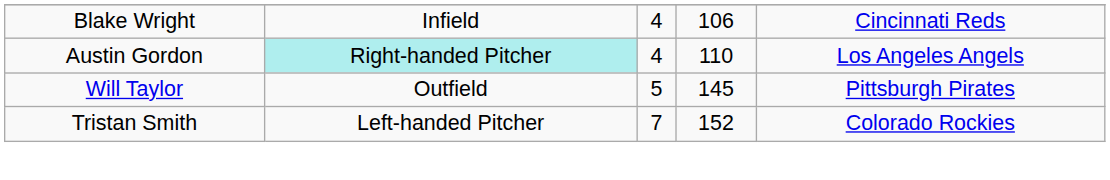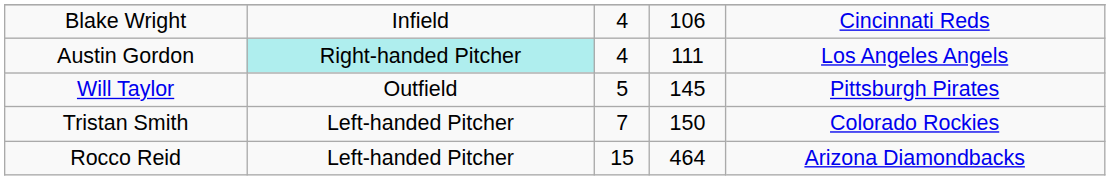(716, 55) 110 -> (687, 55) 111
(716, 123) 152 -> (687, 123) 150
+ row: (126, 157)
